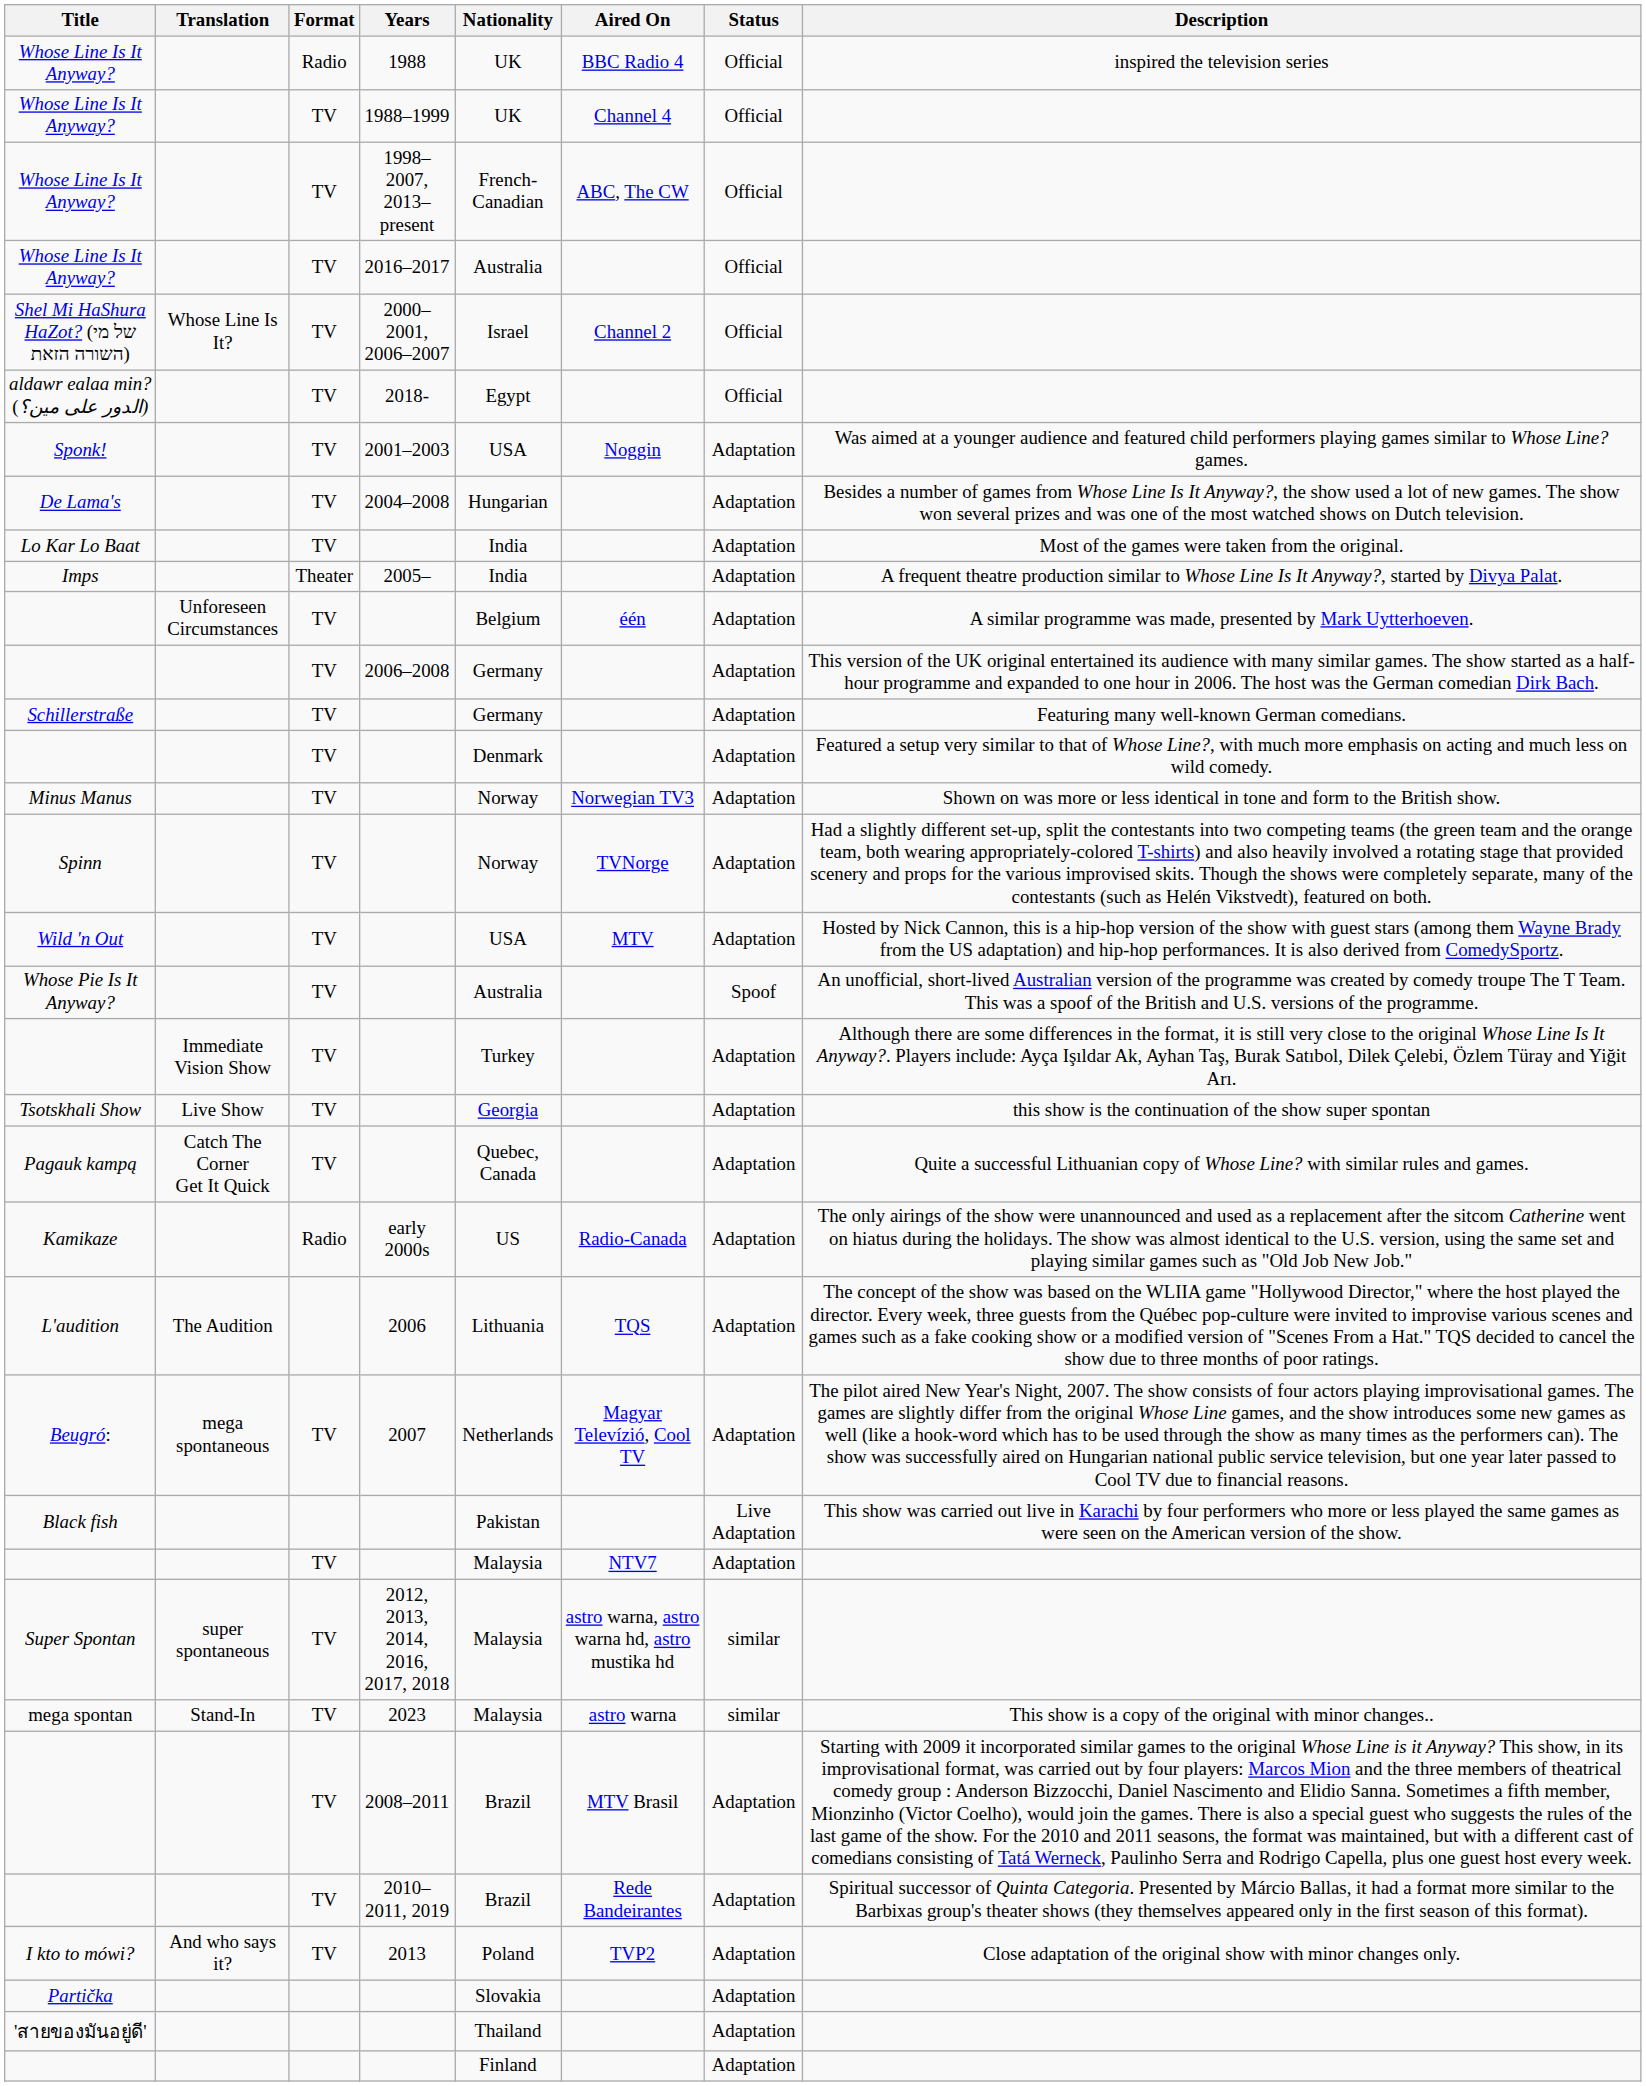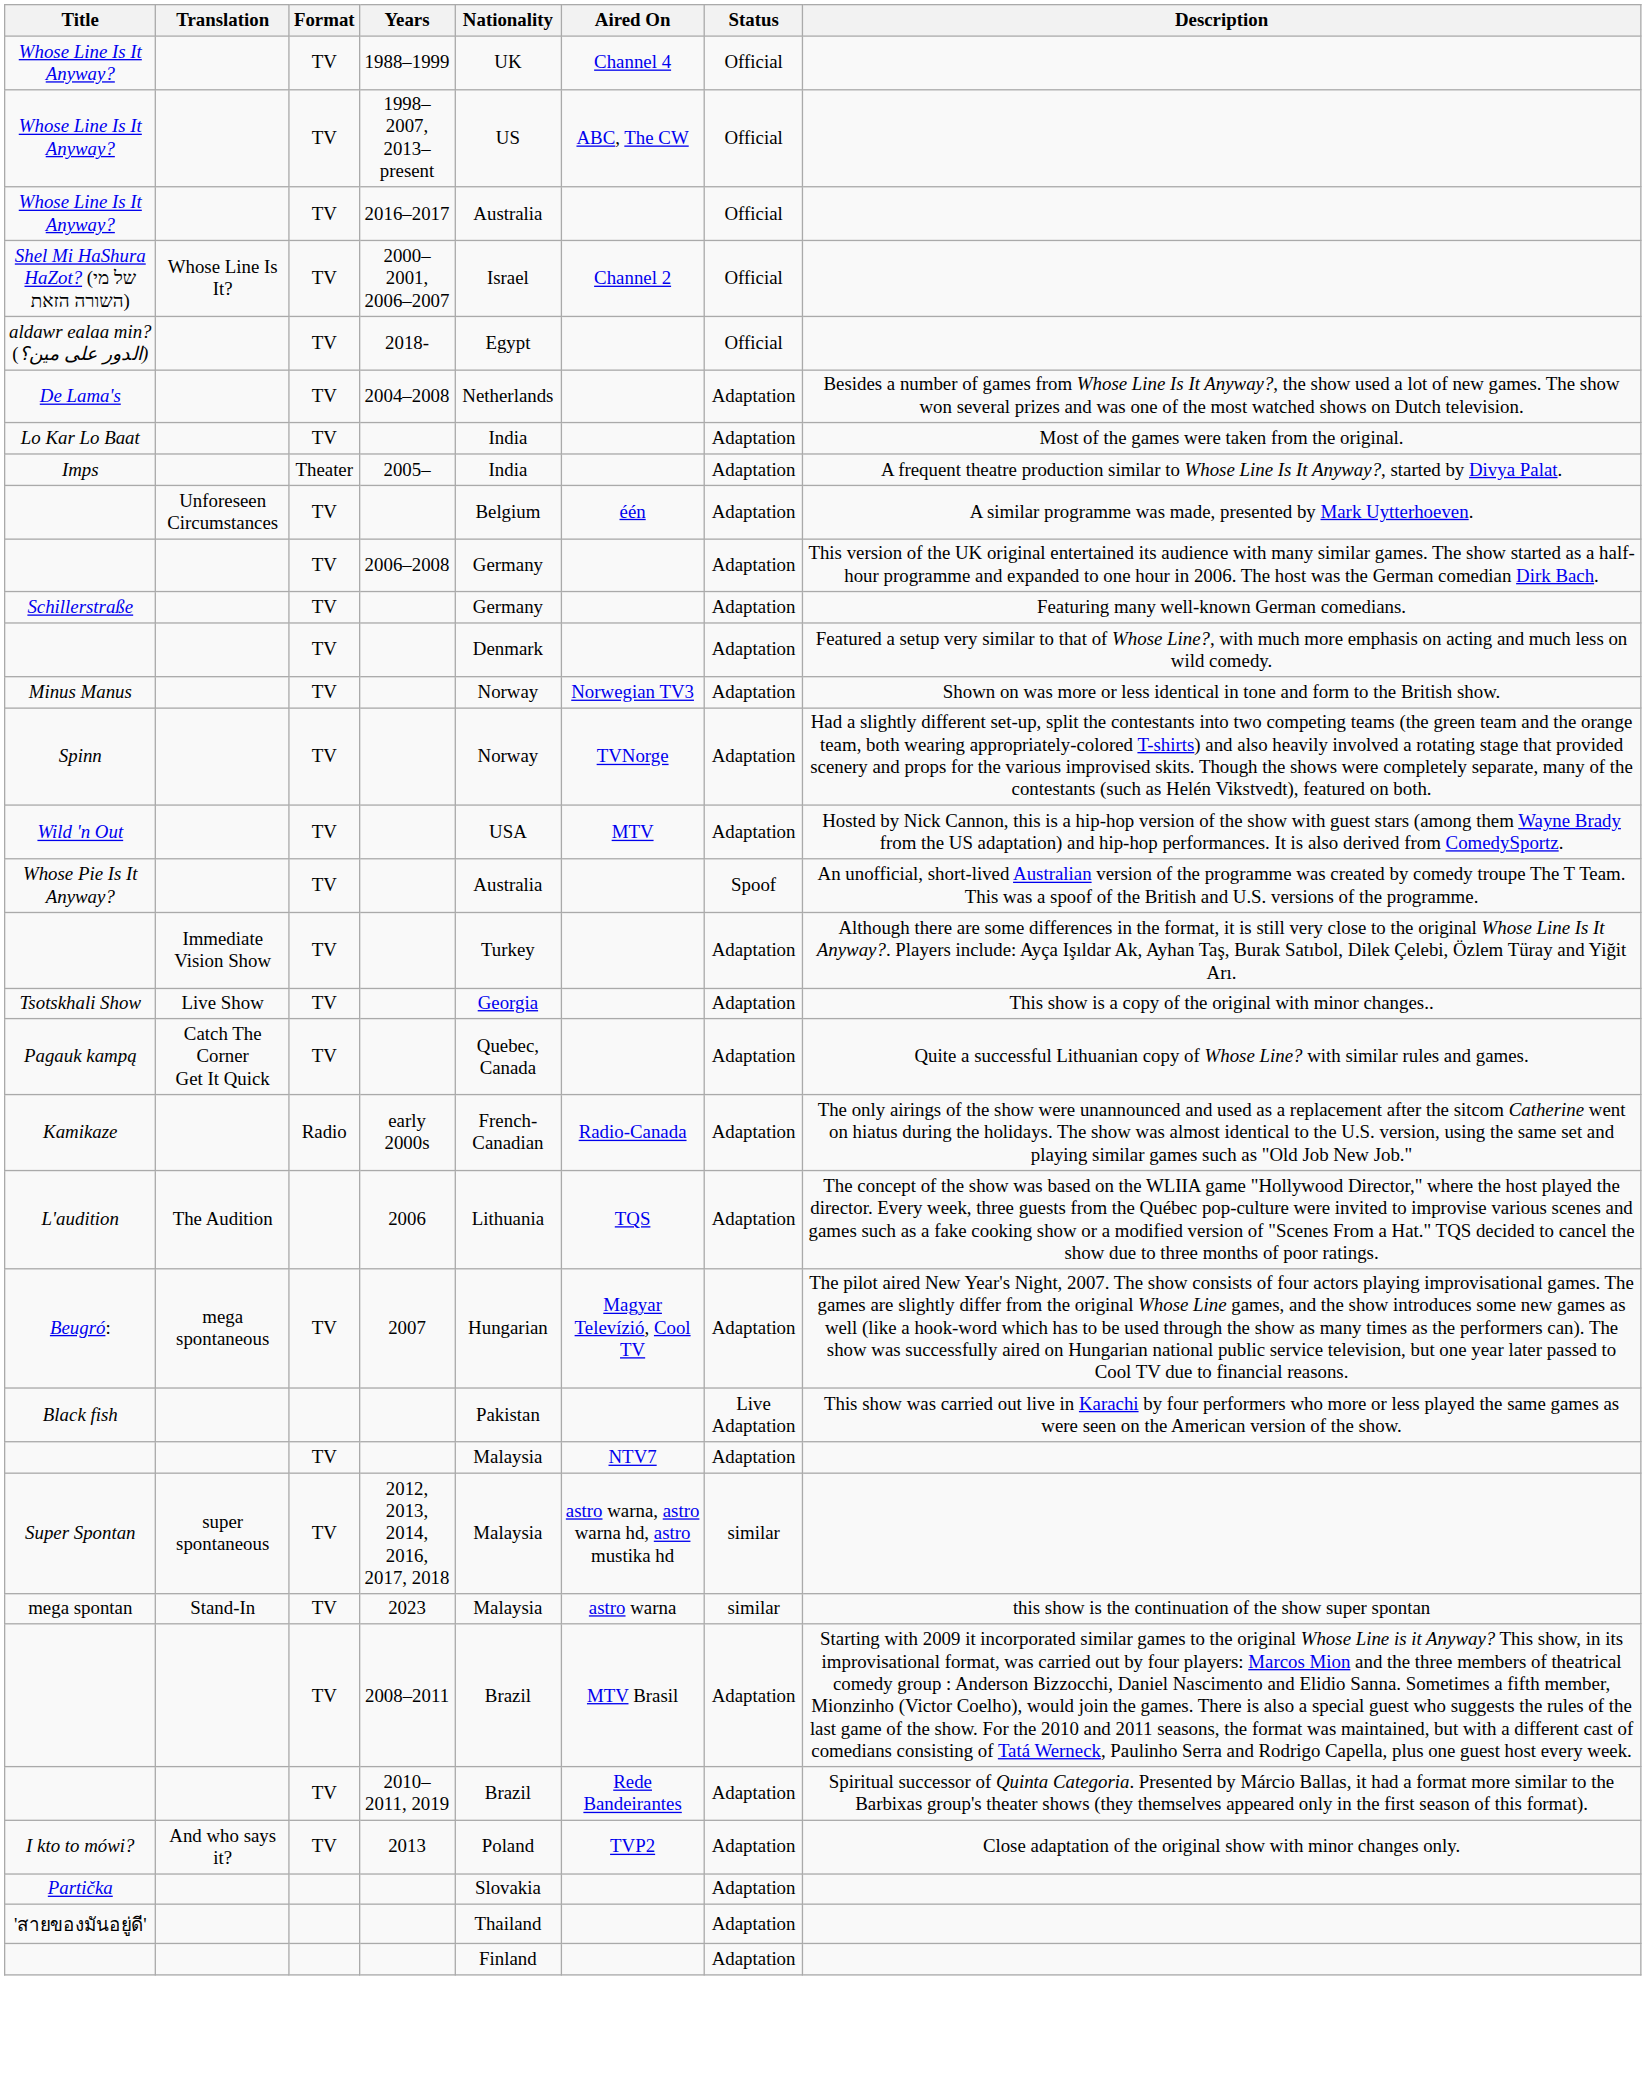- row: (80, 62)
(508, 191) French-Canadian -> (508, 138) US
- row: (80, 449)
(508, 503) Hungarian -> (508, 396) Netherlands
(1222, 1110) this show is the continuation of the show super spontan -> (1222, 1003) This show is a copy of the original with minor changes..
(508, 1239) US -> (508, 1132) French-Canadian
(508, 1435) Netherlands -> (508, 1328) Hungarian
(1222, 1715) This show is a copy of the original with minor changes.. -> (1222, 1608) this show is the continuation of the show super spontan
